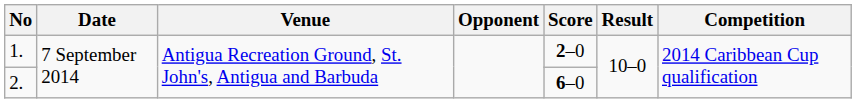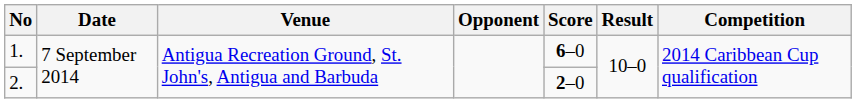(570, 50) 2–0 -> (570, 50) 6–0
(570, 82) 6–0 -> (570, 82) 2–0
